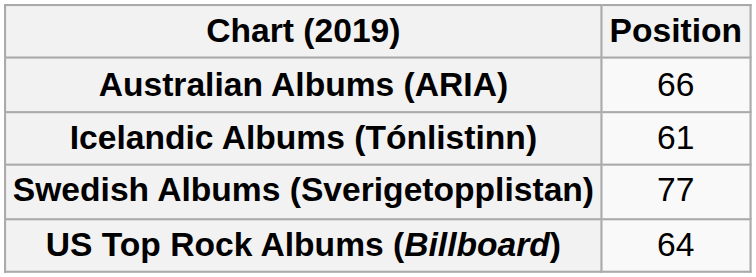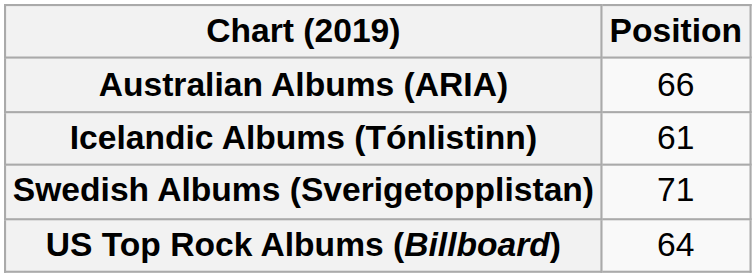(676, 191) 77 -> (676, 191) 71
